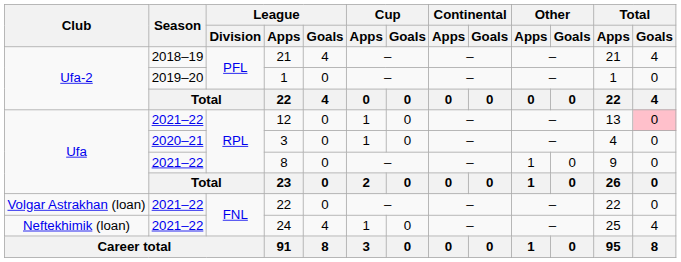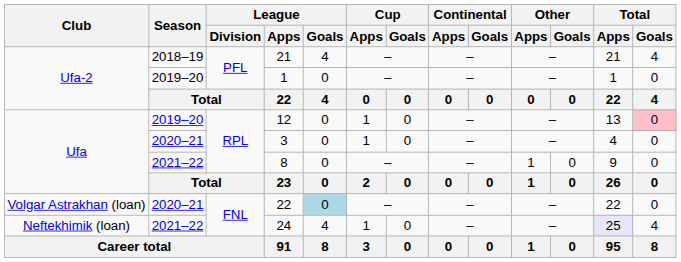(178, 120) 2021–22 -> (178, 120) 2019–20
(178, 204) 2021–22 -> (178, 204) 2020–21
(325, 204) no background -> (325, 204) lightblue background
(613, 225) no background -> (613, 225) lavender background
